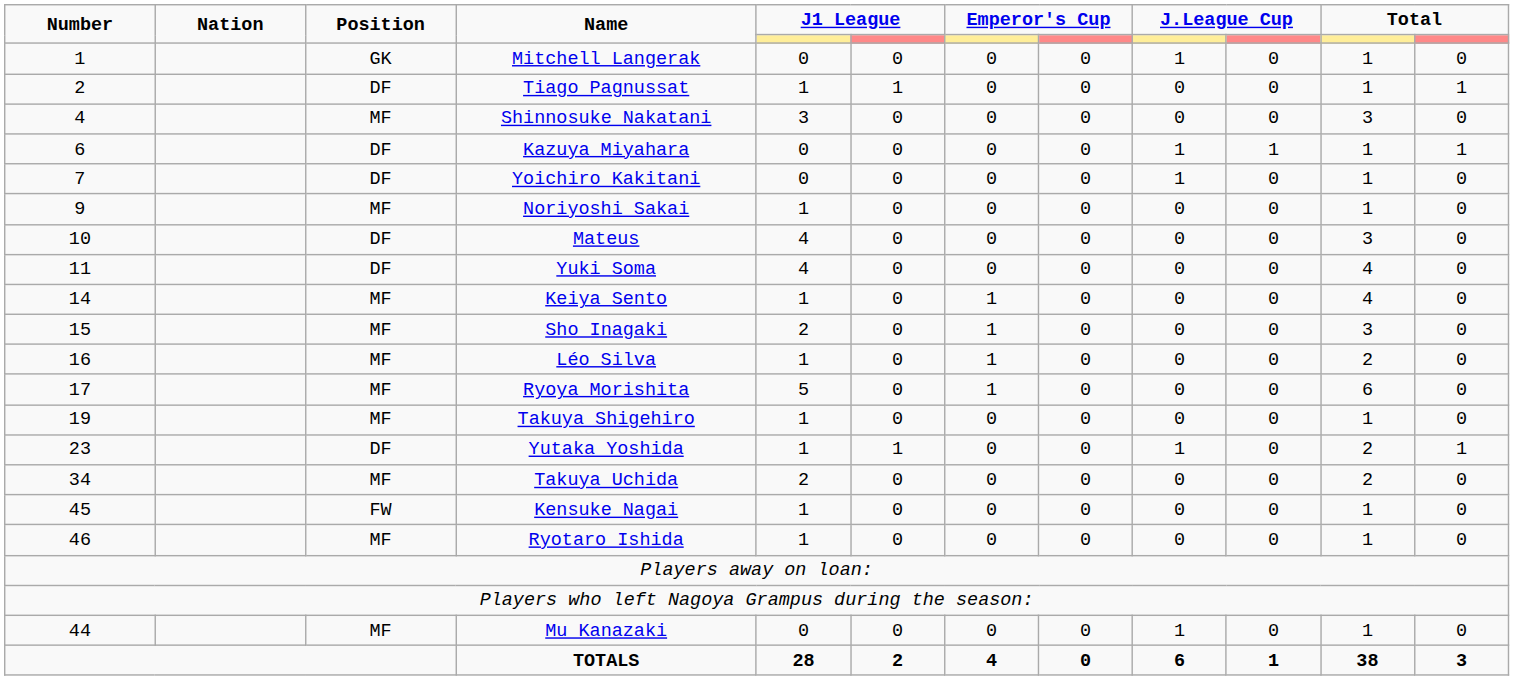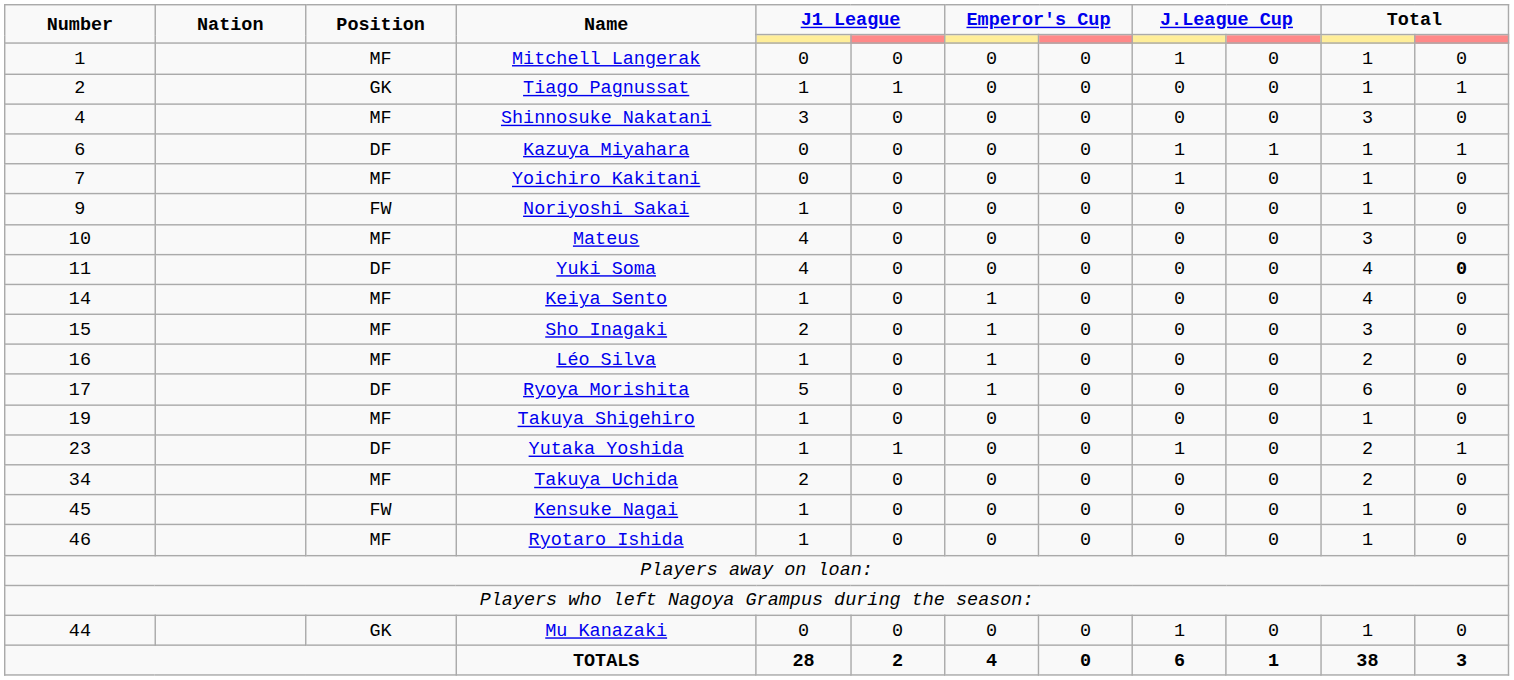(381, 59) GK -> (381, 59) MF
(381, 89) DF -> (381, 89) GK
(381, 179) DF -> (381, 179) MF
(381, 209) MF -> (381, 209) FW
(381, 239) DF -> (381, 239) MF
(1461, 269) normal -> (1461, 269) bold
(381, 390) MF -> (381, 390) DF
(381, 630) MF -> (381, 630) GK
